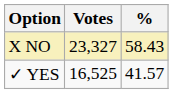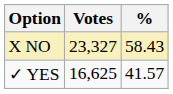(93, 74) 16,525 -> (93, 74) 16,625
